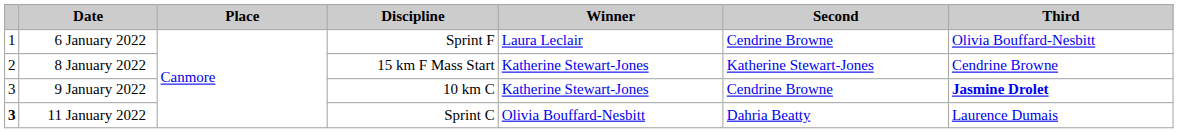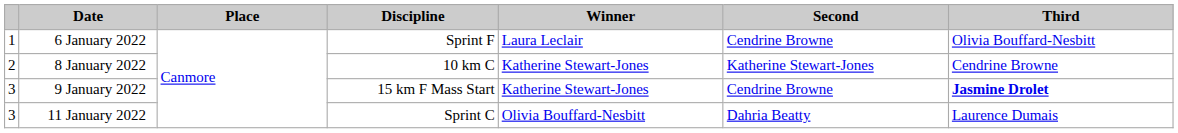(436, 65) 15 km F Mass Start -> (469, 65) 10 km C
(469, 90) 10 km C -> (436, 90) 15 km F Mass Start
(12, 114) bold -> (12, 114) normal
